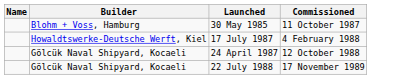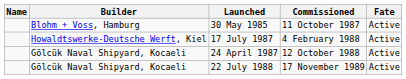+ column: (384, 11)
